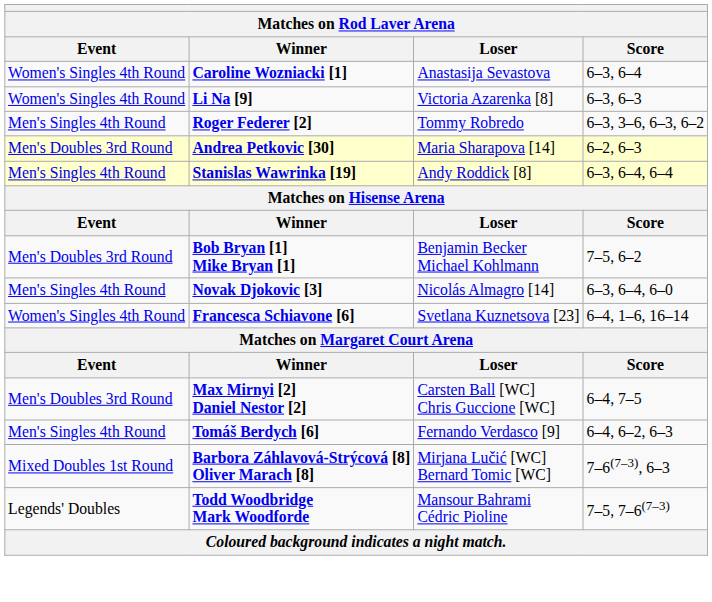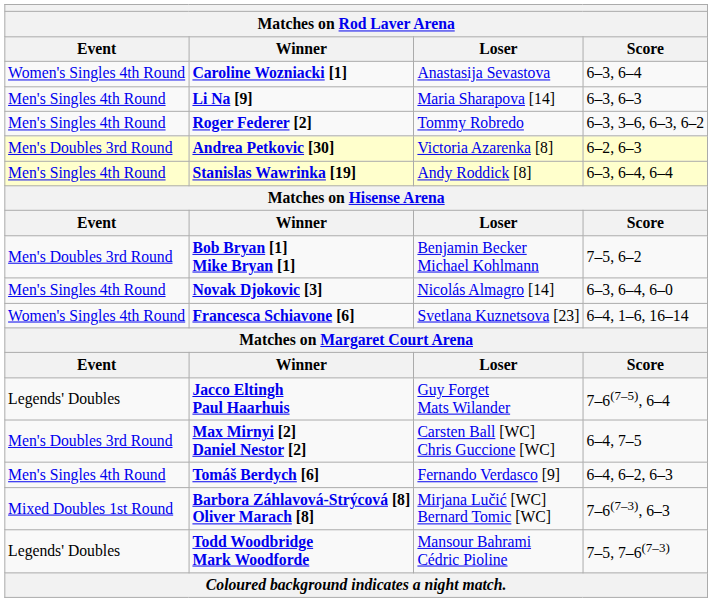(97, 98) Women's Singles 4th Round -> (87, 98) Men's Singles 4th Round
(485, 98) Victoria Azarenka [8] -> (486, 98) Maria Sharapova [14]
(486, 148) Maria Sharapova [14] -> (485, 148) Victoria Azarenka [8]
+ row: (241, 398)
